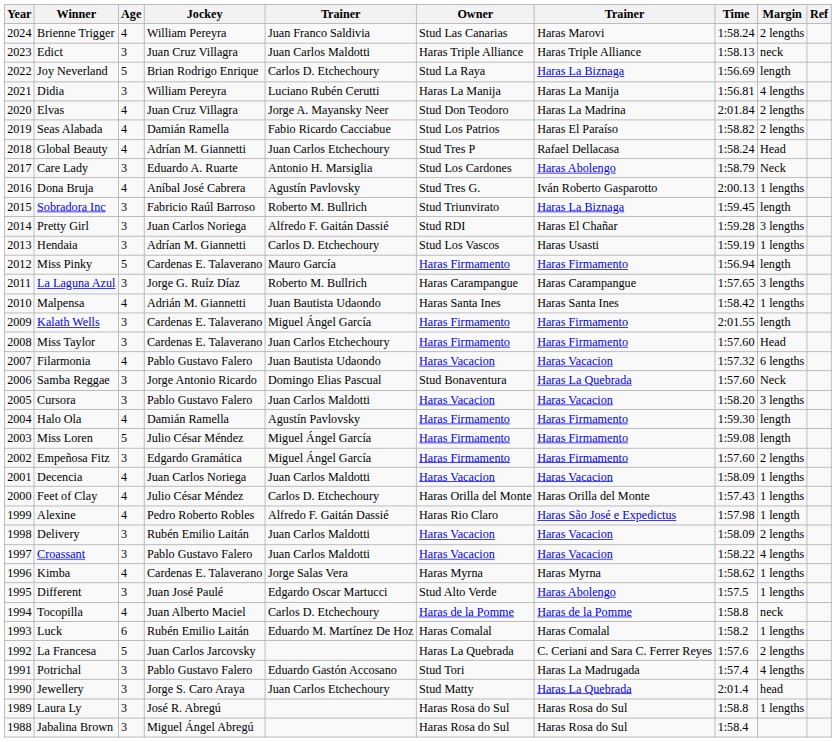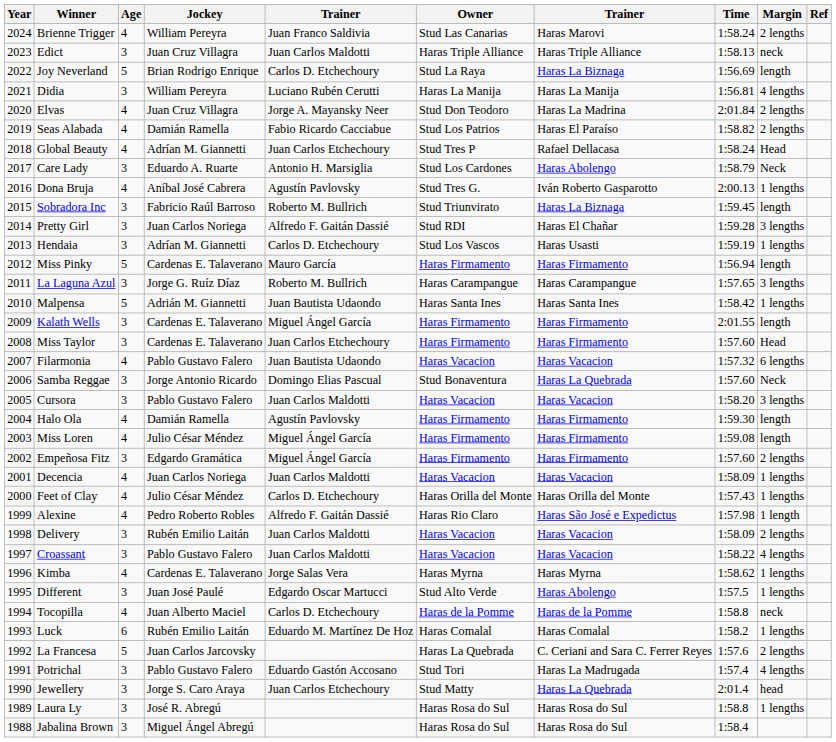(124, 303) 4 -> (124, 303) 5
(124, 438) 5 -> (124, 438) 4
